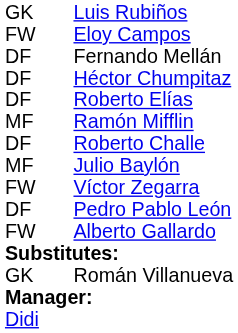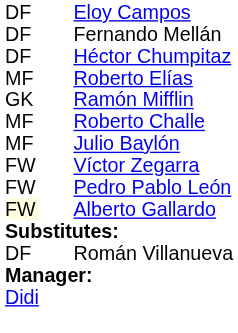- row: (130, 12)
(20, 34) FW -> (18, 12) DF
(18, 100) DF -> (19, 78) MF
(19, 122) MF -> (19, 100) GK
(18, 143) DF -> (19, 122) MF
(18, 209) DF -> (20, 187) FW
(20, 231) no background -> (20, 209) lightyellow background
(19, 275) GK -> (18, 253) DF
